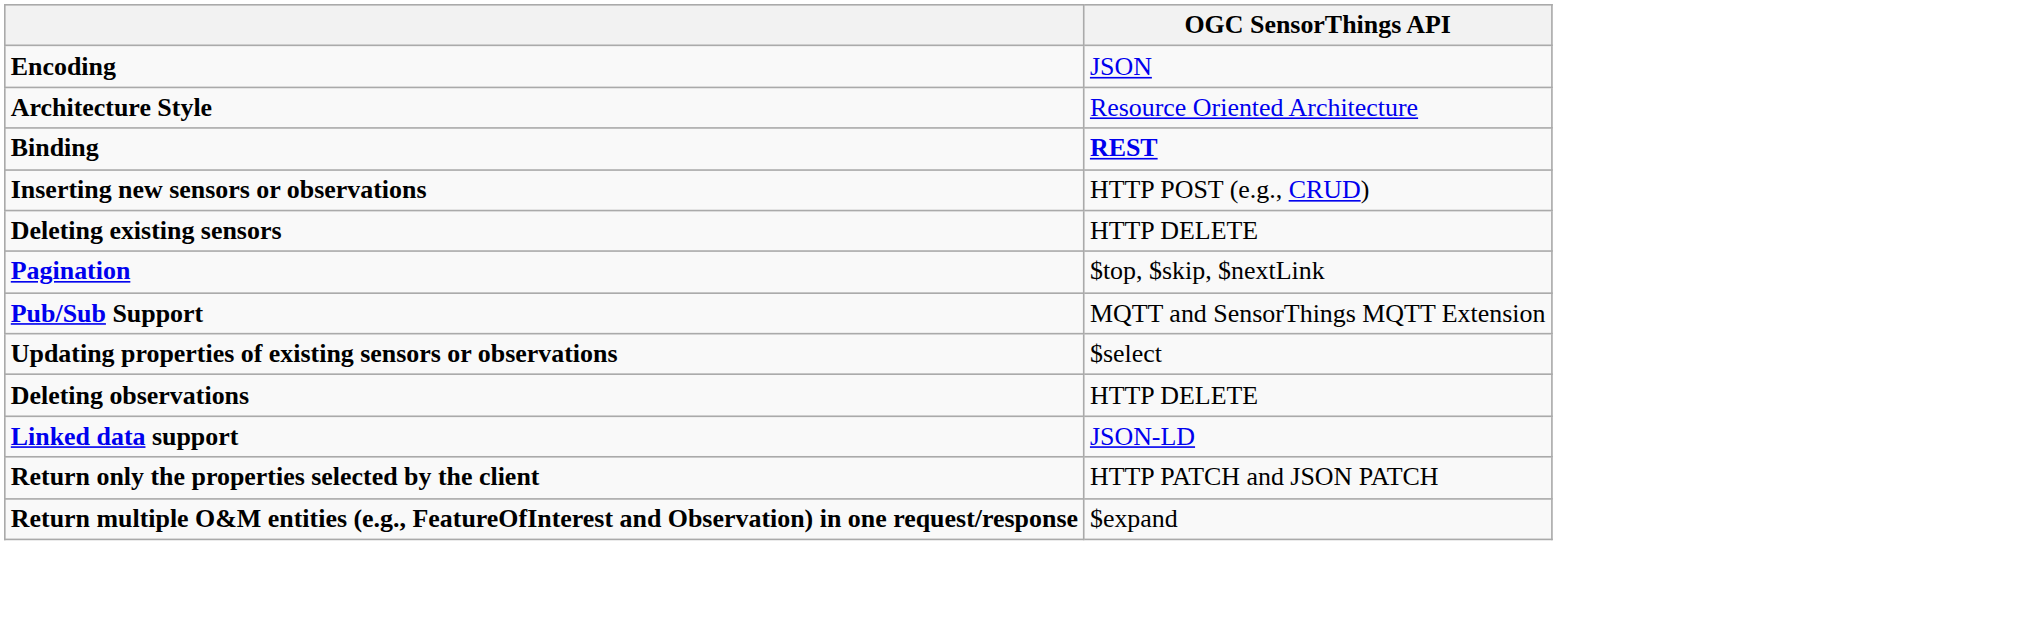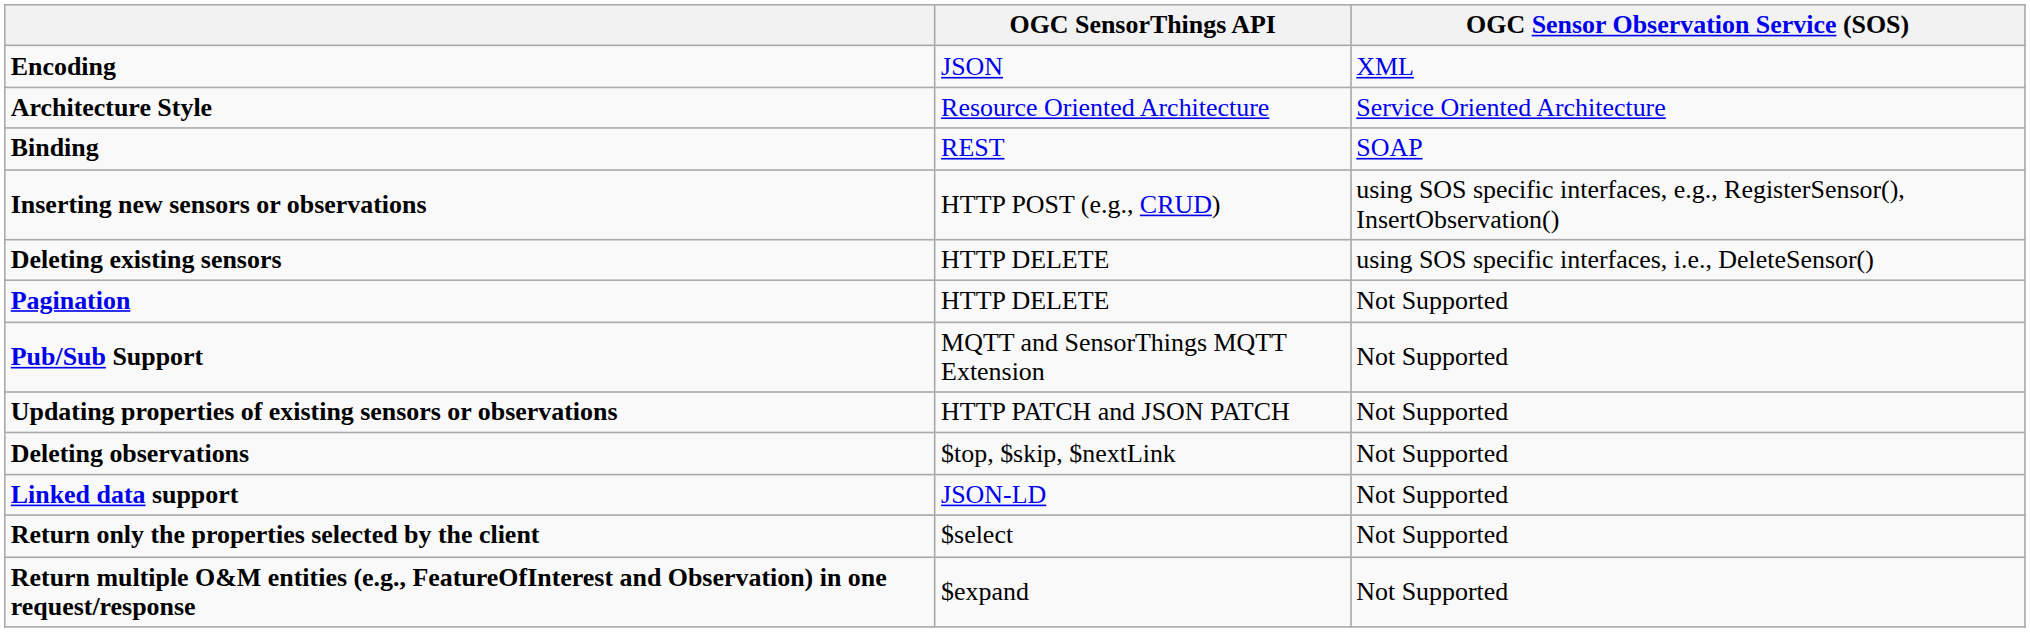+ column: (1688, 25)
(1124, 148) bold -> (973, 148) normal
(1207, 271) $top, $skip, $nextLink -> (1025, 300) HTTP DELETE
(1126, 353) $select -> (1115, 412) HTTP PATCH and JSON PATCH
(1174, 395) HTTP DELETE -> (1058, 453) $top, $skip, $nextLink
(1264, 477) HTTP PATCH and JSON PATCH -> (977, 535) $select
